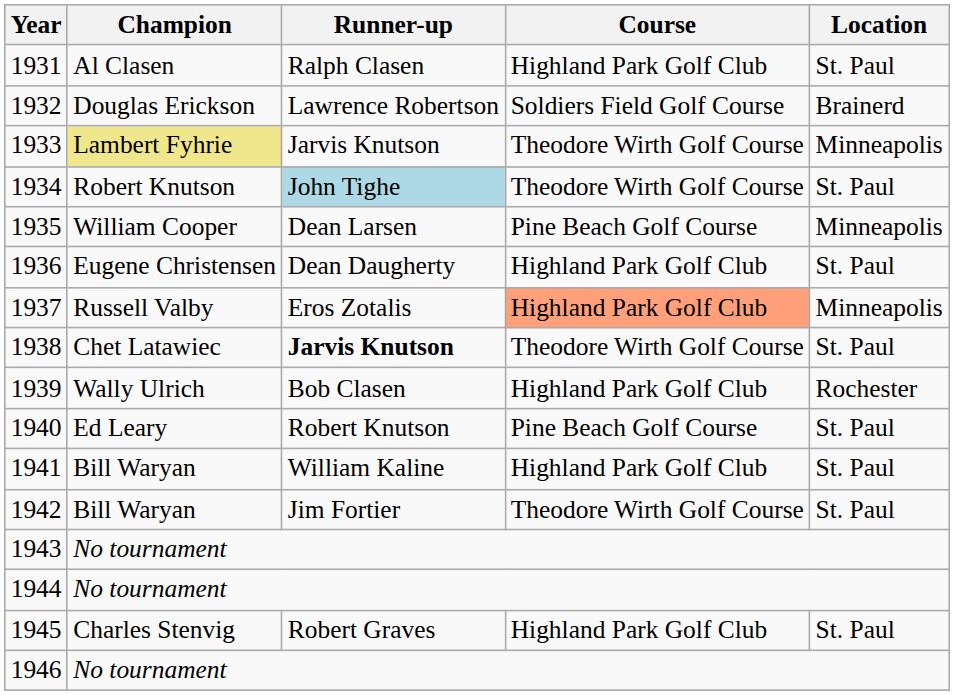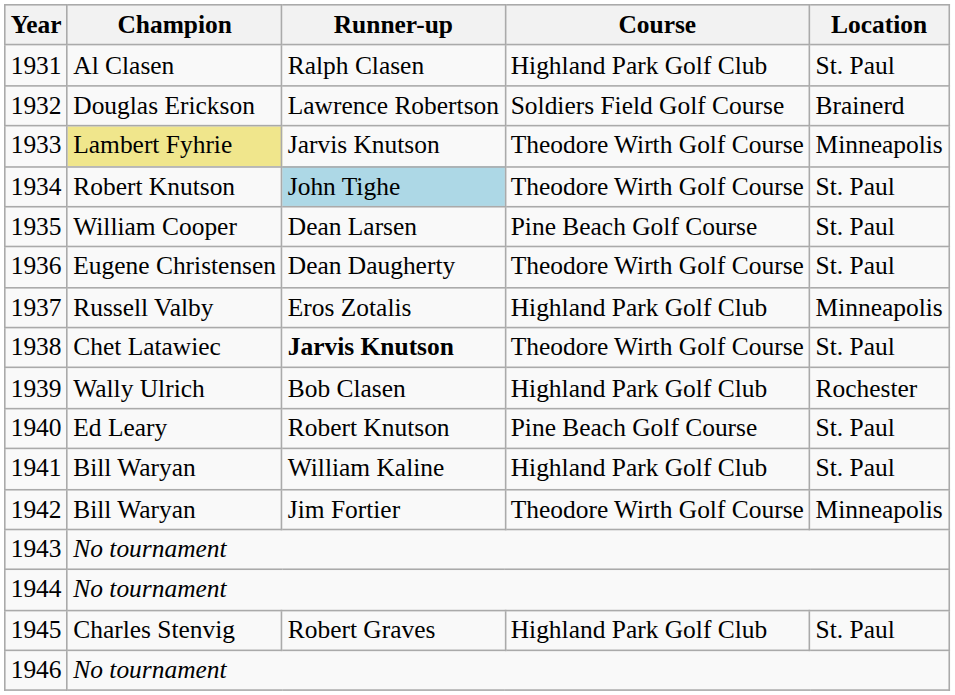(879, 226) Minneapolis -> (855, 226) St. Paul
(639, 266) Highland Park Golf Club -> (657, 266) Theodore Wirth Golf Course
(639, 307) lightsalmon background -> (639, 307) no background
(855, 508) St. Paul -> (879, 508) Minneapolis
